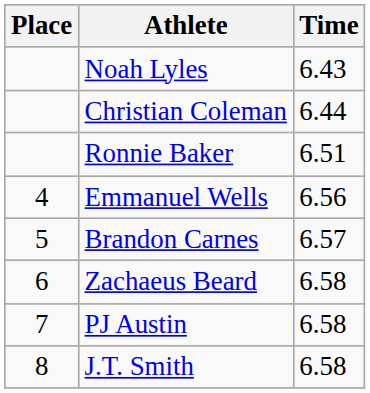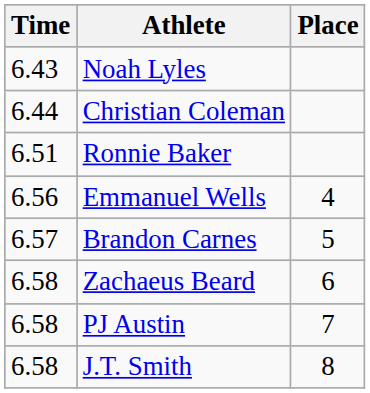columns swapped: (42, 25) <-> (329, 25)
